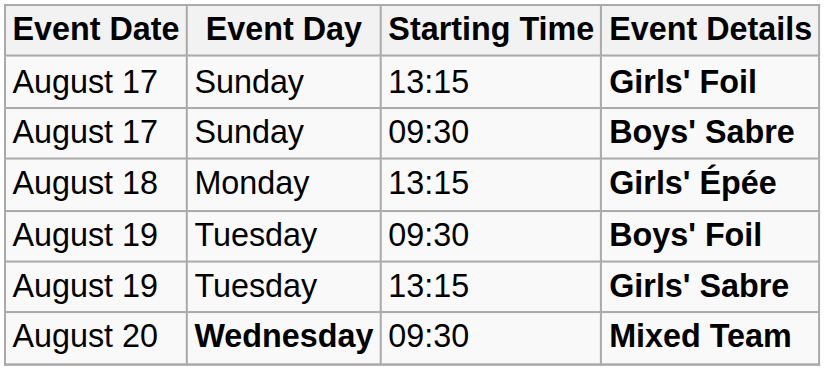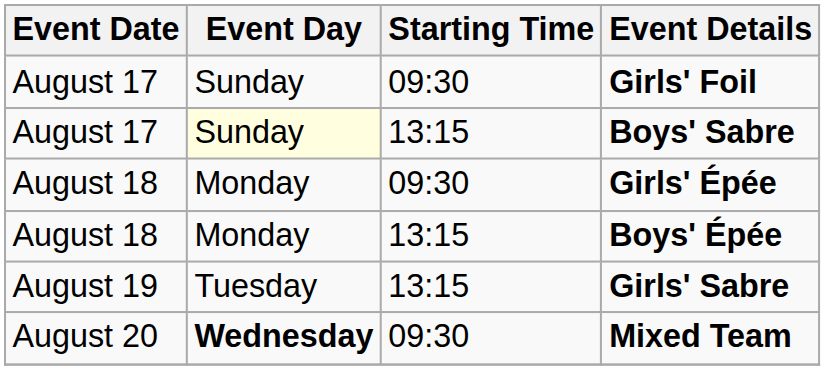(429, 81) 13:15 -> (429, 81) 09:30
(249, 132) no background -> (249, 132) lightyellow background
(429, 132) 09:30 -> (429, 132) 13:15
(429, 183) 13:15 -> (429, 183) 09:30
+ row: (696, 235)
- row: (686, 235)
